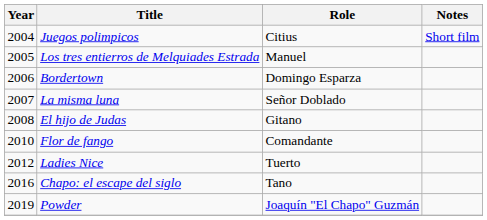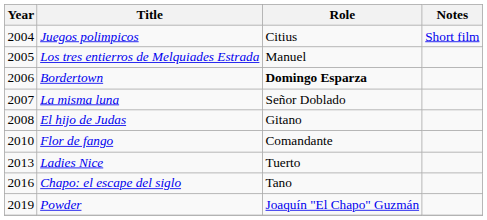(313, 78) normal -> (316, 78) bold
(21, 162) 2012 -> (21, 162) 2013
